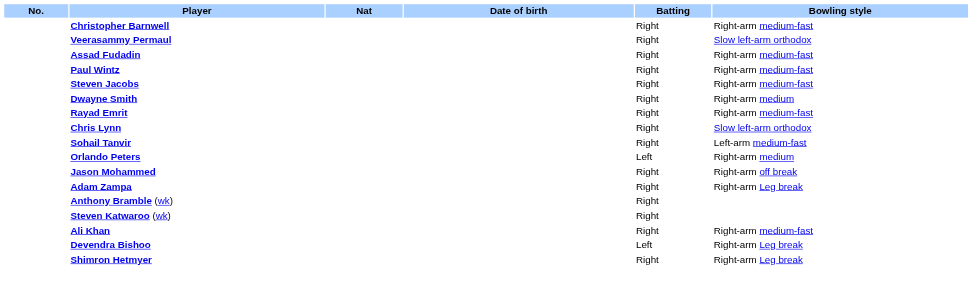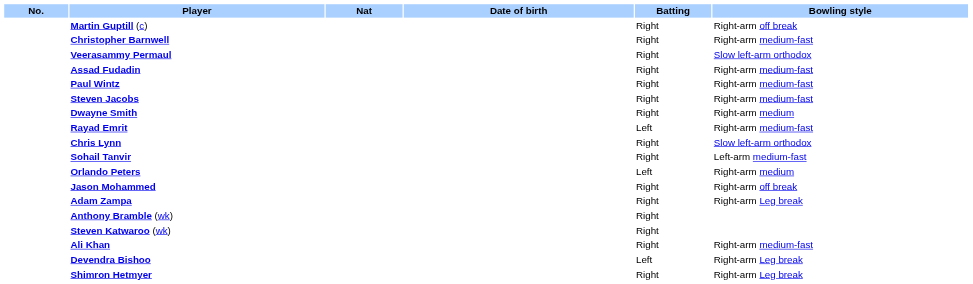+ row: (109, 25)
(647, 113) Right -> (644, 128) Left
